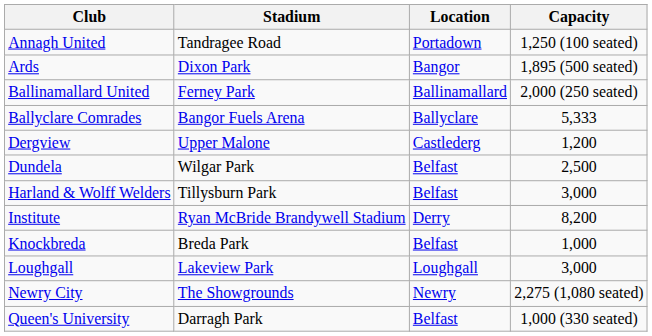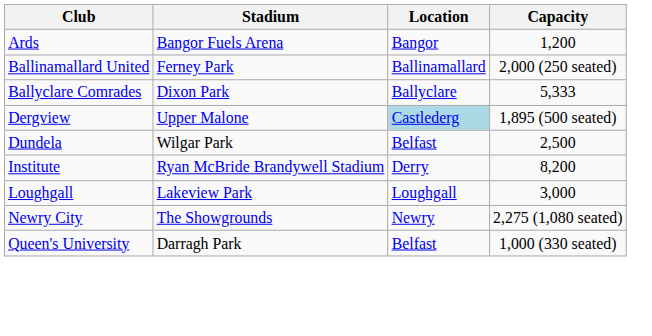- row: (57, 42)
(214, 67) Dixon Park -> (220, 42) Bangor Fuels Arena
(579, 67) 1,895 (500 seated) -> (558, 42) 1,200
(241, 117) Bangor Fuels Arena -> (193, 92) Dixon Park
(447, 142) no background -> (425, 117) lightblue background
(579, 142) 1,200 -> (558, 117) 1,895 (500 seated)
- row: (89, 192)
- row: (47, 243)
